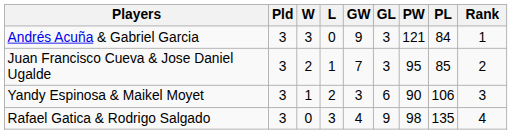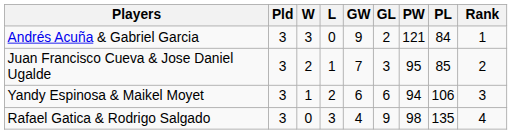(386, 37) 3 -> (386, 37) 2
(359, 96) 3 -> (359, 96) 6
(414, 96) 90 -> (414, 96) 94
